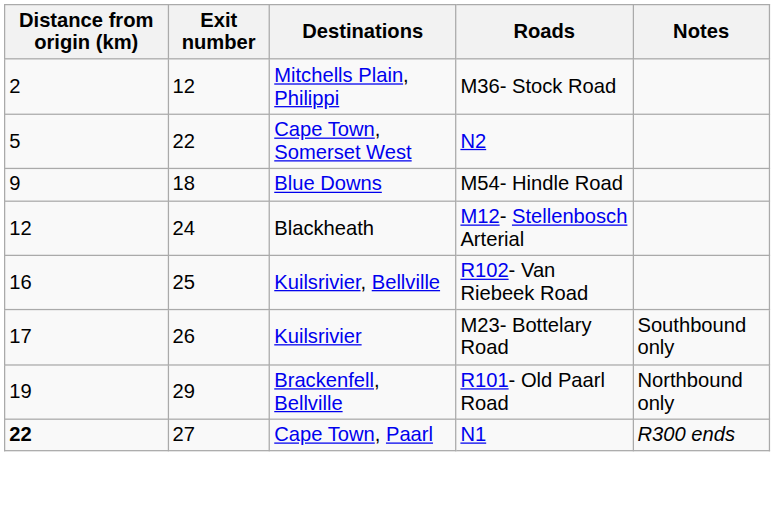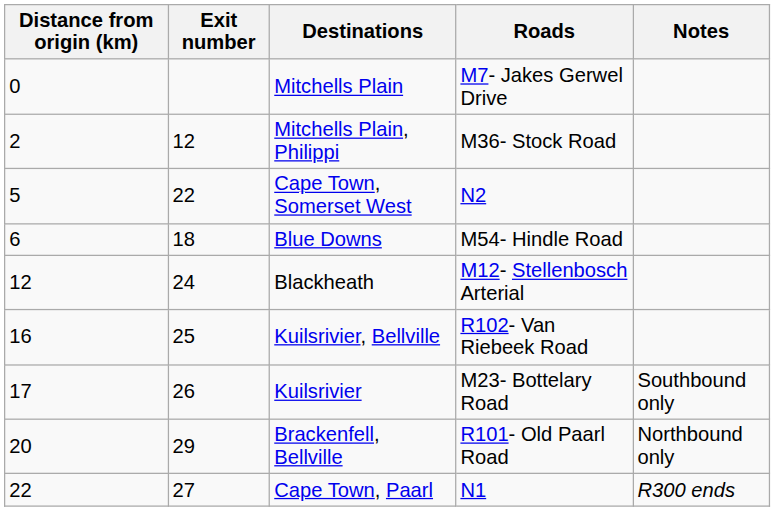+ row: (339, 86)
(15, 184) 9 -> (15, 239) 6
(20, 391) 19 -> (20, 446) 20
(20, 435) bold -> (20, 489) normal
